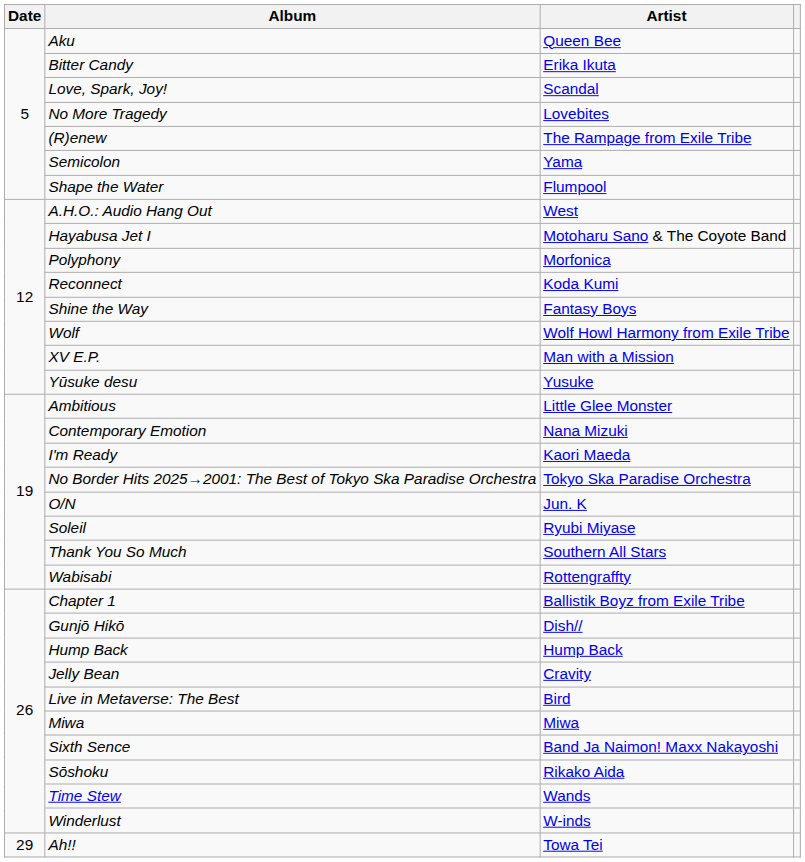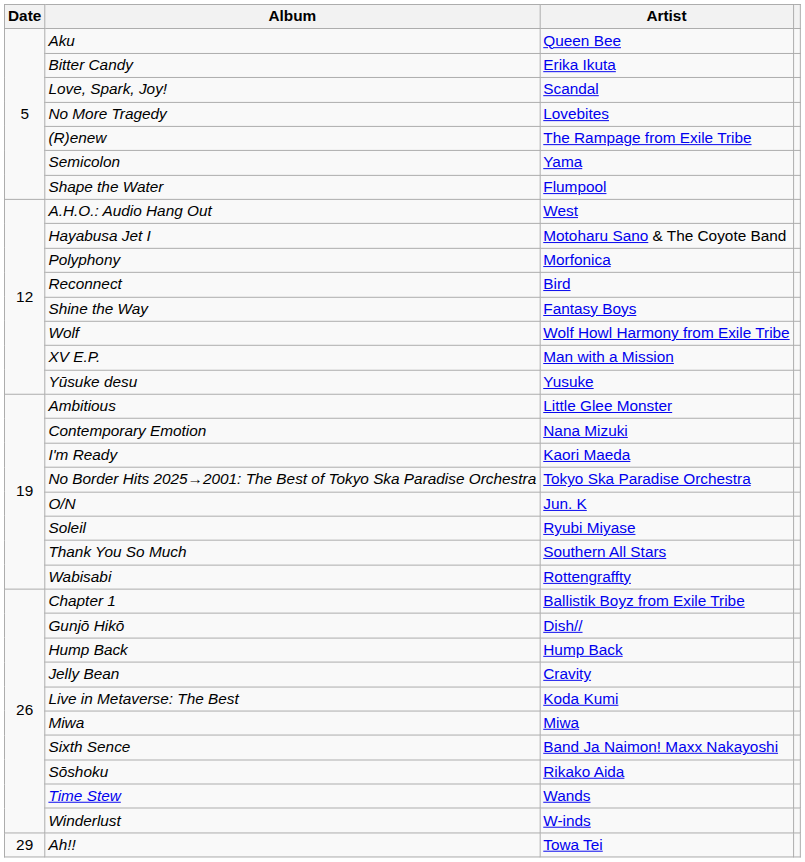(581, 284) Koda Kumi -> (557, 284) Bird
(557, 698) Bird -> (581, 698) Koda Kumi
